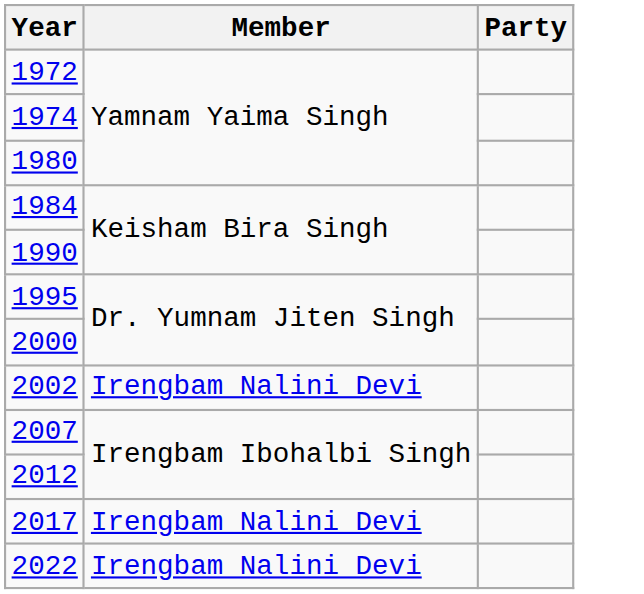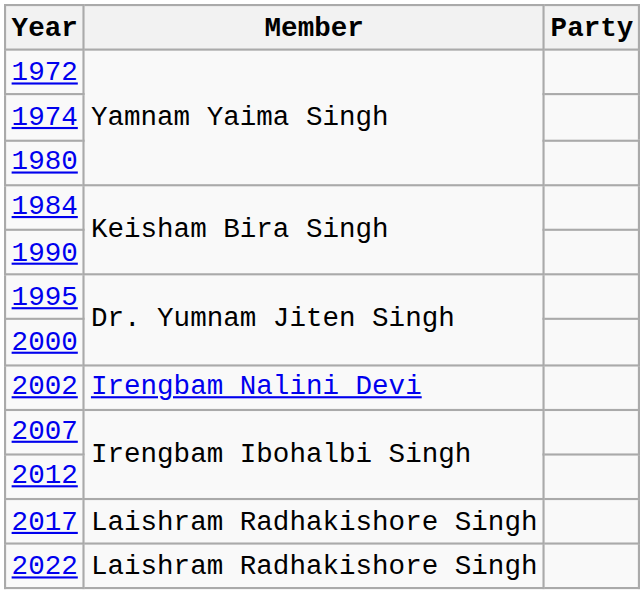(256, 522) Irengbam Nalini Devi -> (314, 522) Laishram Radhakishore Singh
(256, 567) Irengbam Nalini Devi -> (314, 567) Laishram Radhakishore Singh
